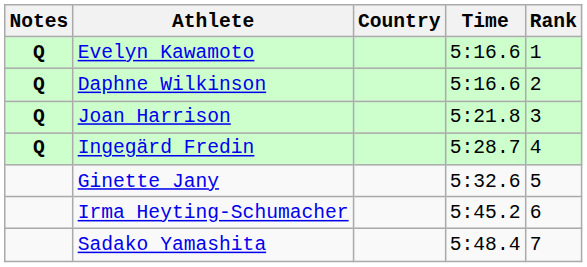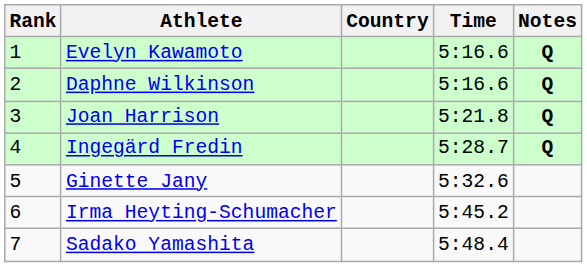columns swapped: (553, 21) <-> (39, 21)
